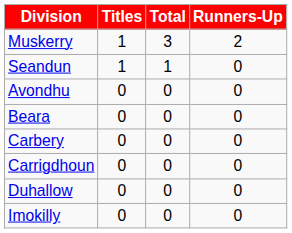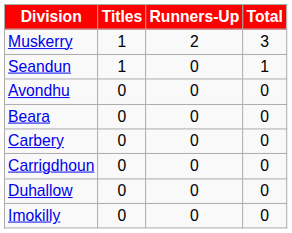columns swapped: (238, 16) <-> (168, 16)
